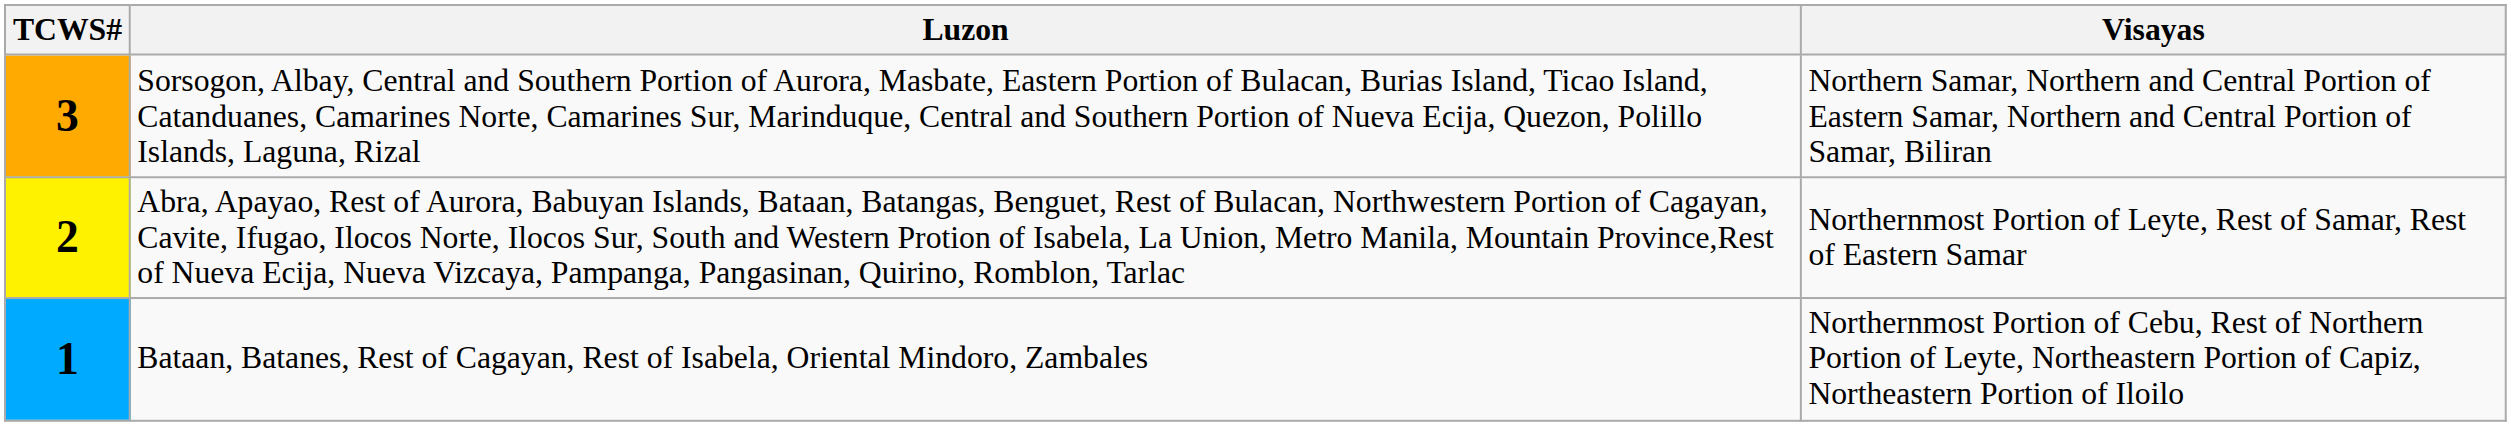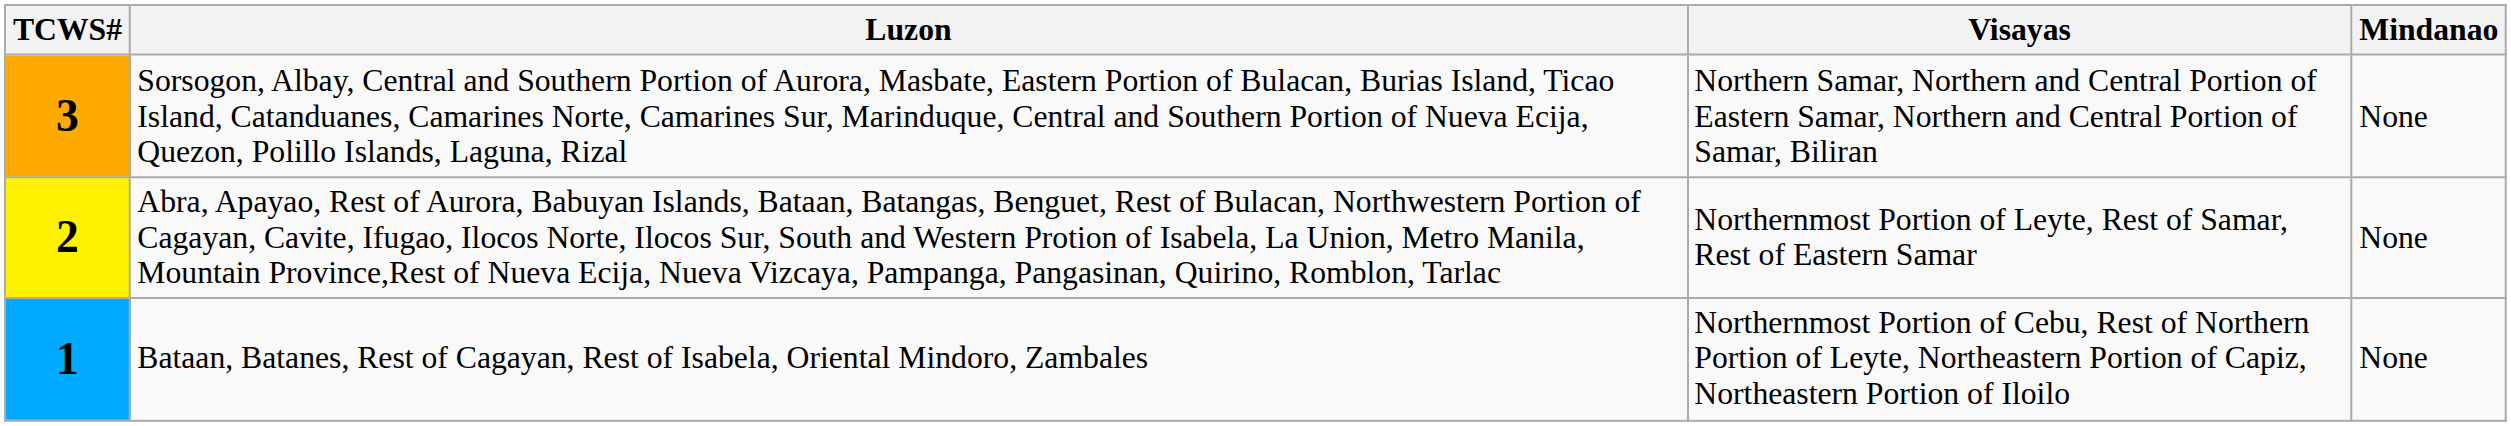+ column: (2429, 29)
